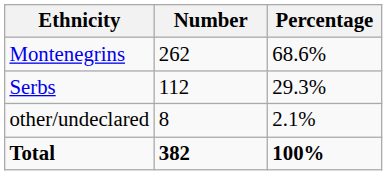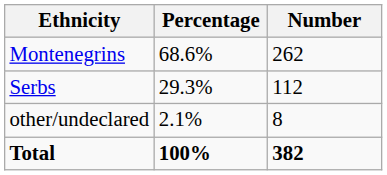columns swapped: (211, 20) <-> (324, 20)
